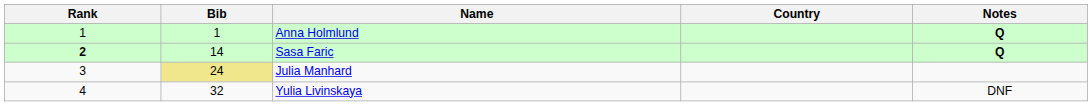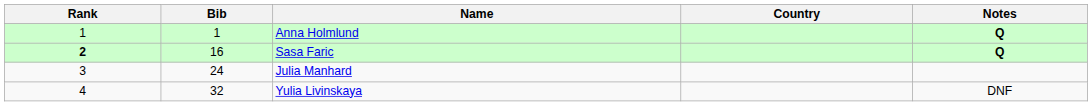(217, 52) 14 -> (217, 52) 16
(217, 71) khaki background -> (217, 71) no background
